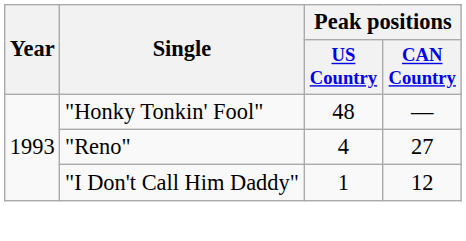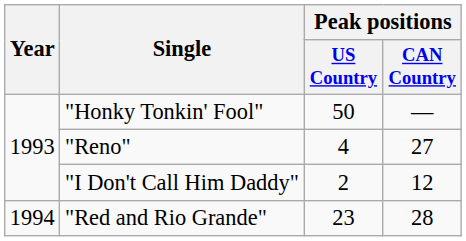(343, 111) 48 -> (343, 111) 50
(343, 182) 1 -> (343, 182) 2
+ row: (166, 217)
